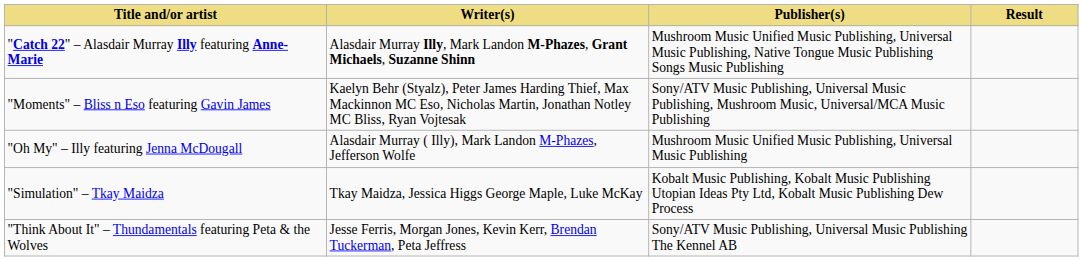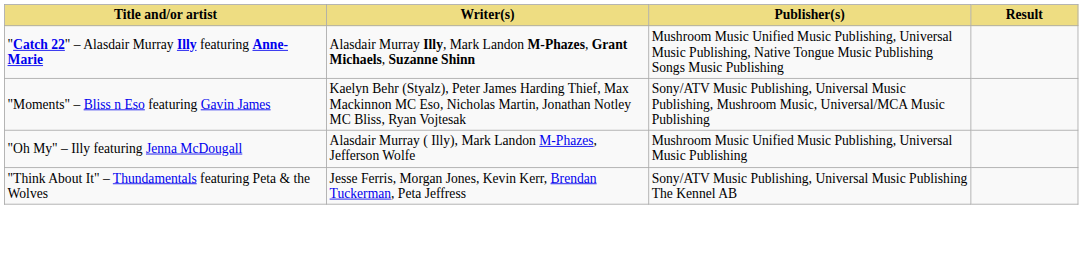- row: (86, 193)
